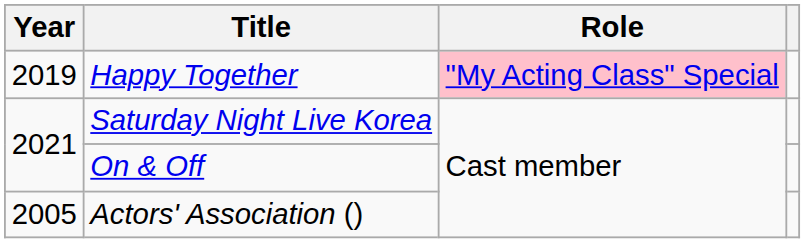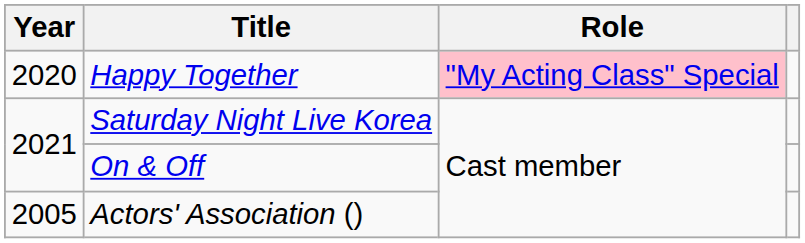(44, 74) 2019 -> (44, 74) 2020
